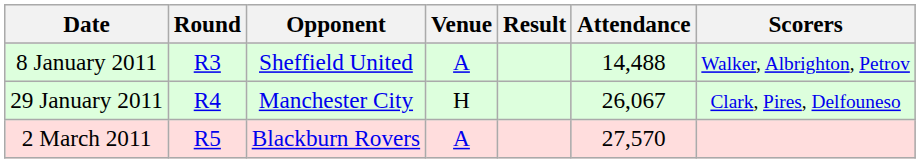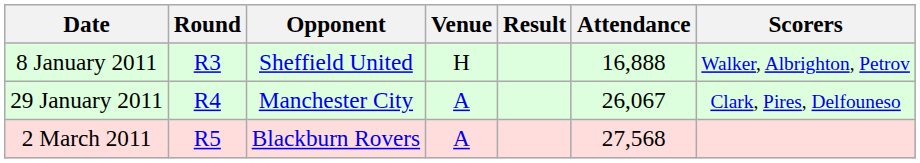(461, 62) A -> (461, 62) H
(634, 62) 14,488 -> (634, 62) 16,888
(461, 100) H -> (461, 100) A
(634, 138) 27,570 -> (634, 138) 27,568
